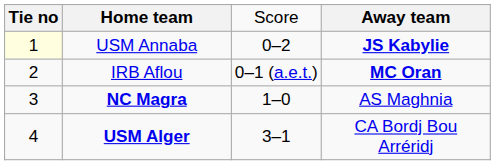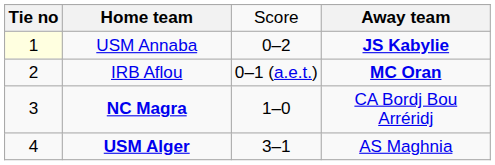(406, 99) AS Maghnia -> (406, 109) CA Bordj Bou Arréridj
(406, 136) CA Bordj Bou Arréridj -> (406, 145) AS Maghnia
